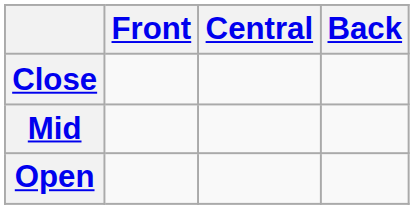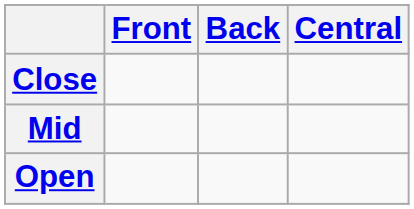columns swapped: (259, 29) <-> (365, 29)
